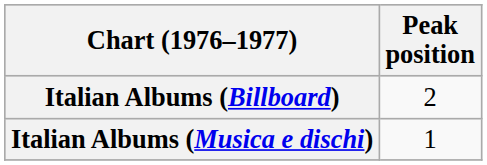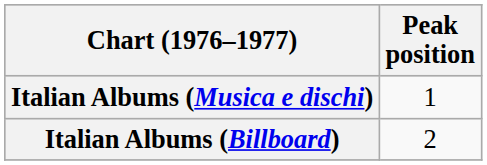rows swapped: (192, 97) <-> (192, 138)
